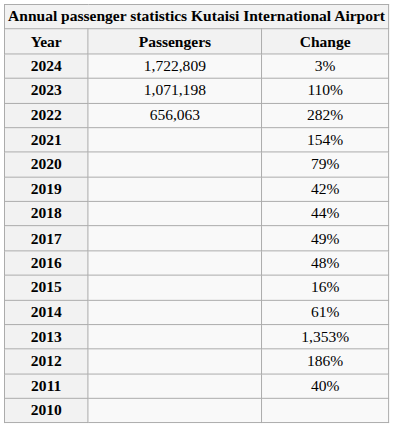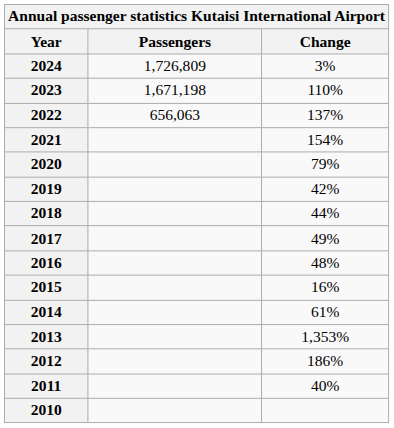(175, 66) 1,722,809 -> (175, 66) 1,726,809
(175, 90) 1,071,198 -> (175, 90) 1,671,198
(325, 115) 282% -> (325, 115) 137%
